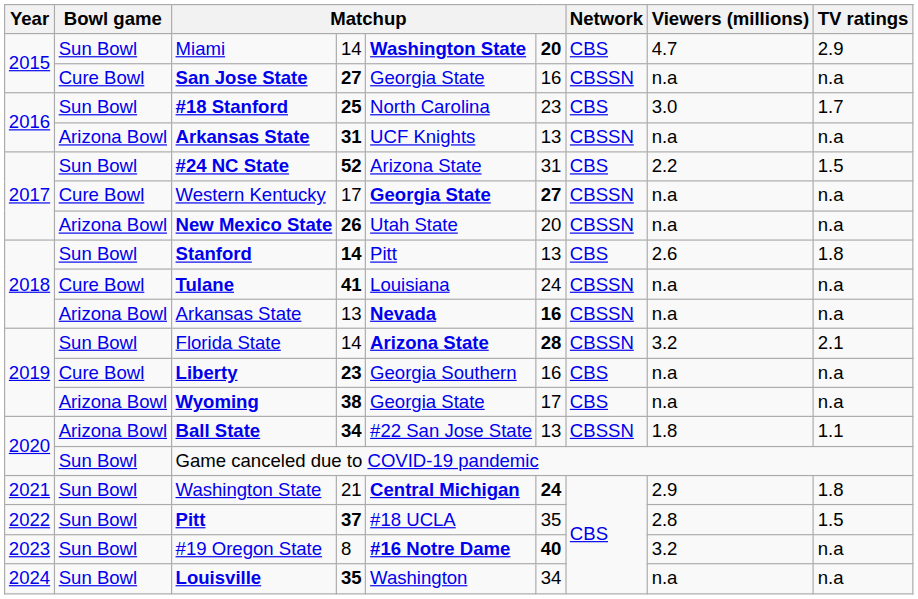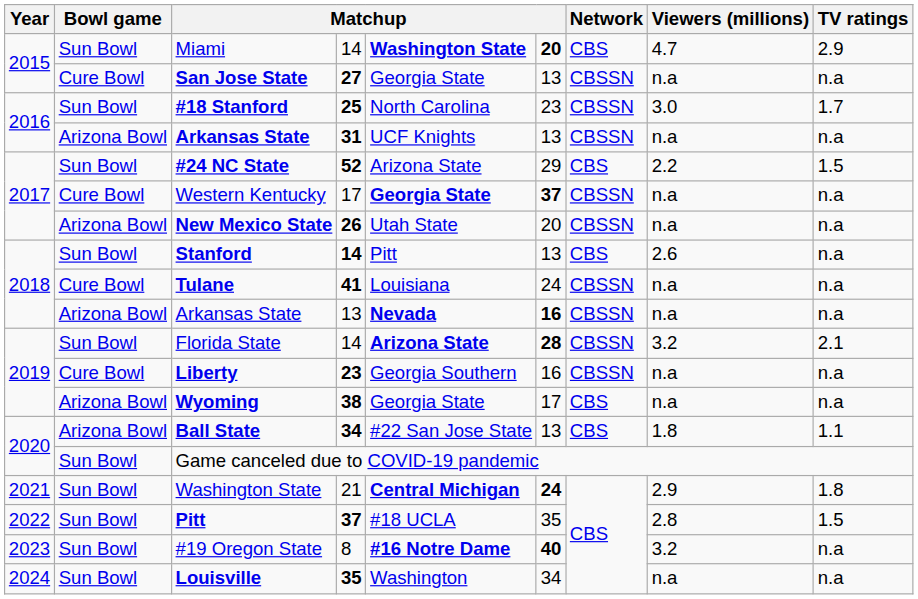(551, 78) 16 -> (551, 78) 13
(589, 107) CBS -> (602, 107) CBSSN
(551, 166) 31 -> (551, 166) 29
(551, 195) 27 -> (551, 195) 37
(831, 254) 1.8 -> (831, 254) n.a
(589, 372) CBS -> (602, 372) CBSSN
(602, 431) CBSSN -> (589, 431) CBS
